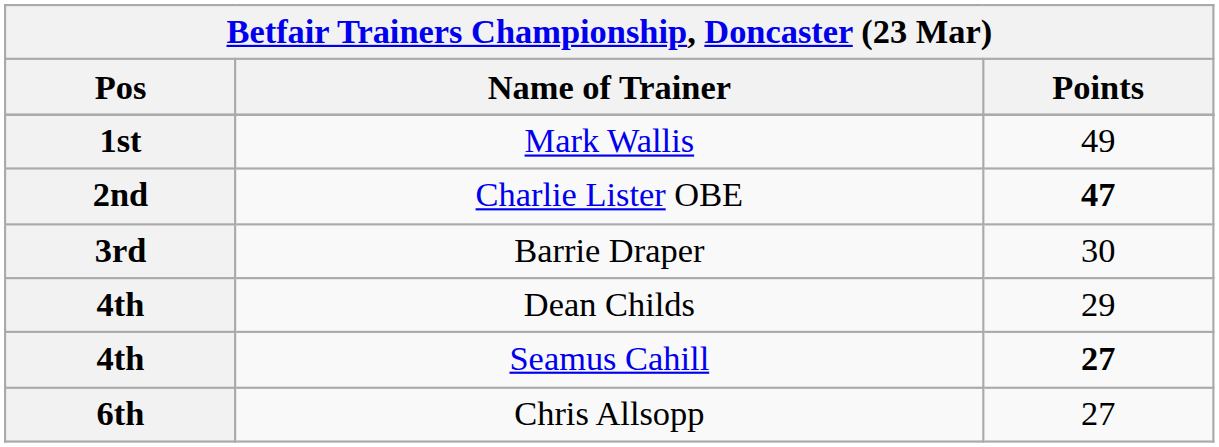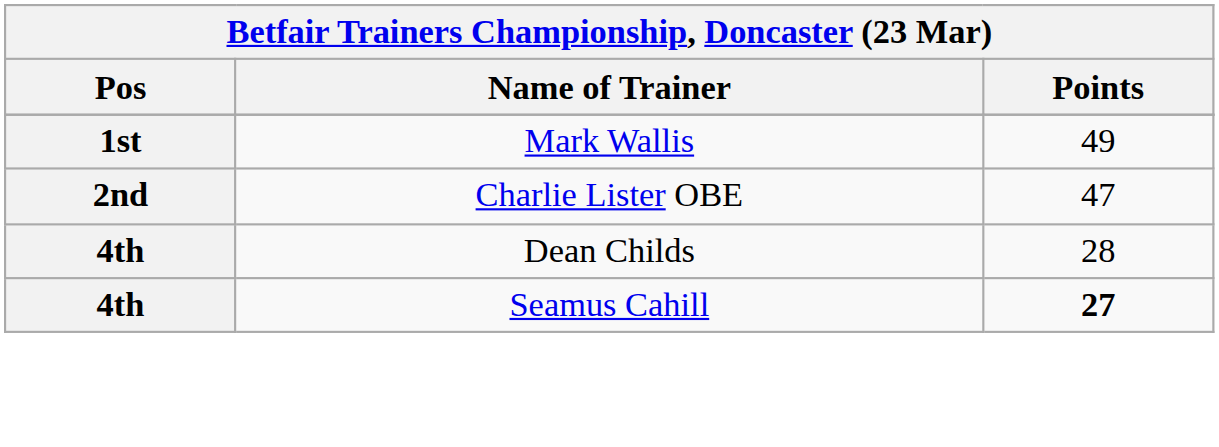(1098, 195) bold -> (1098, 195) normal
- row: (609, 250)
(1098, 304) 29 -> (1098, 250) 28
- row: (609, 413)
